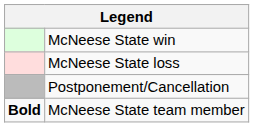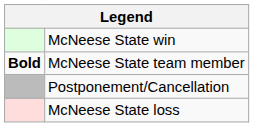rows swapped: (114, 63) <-> (146, 110)
